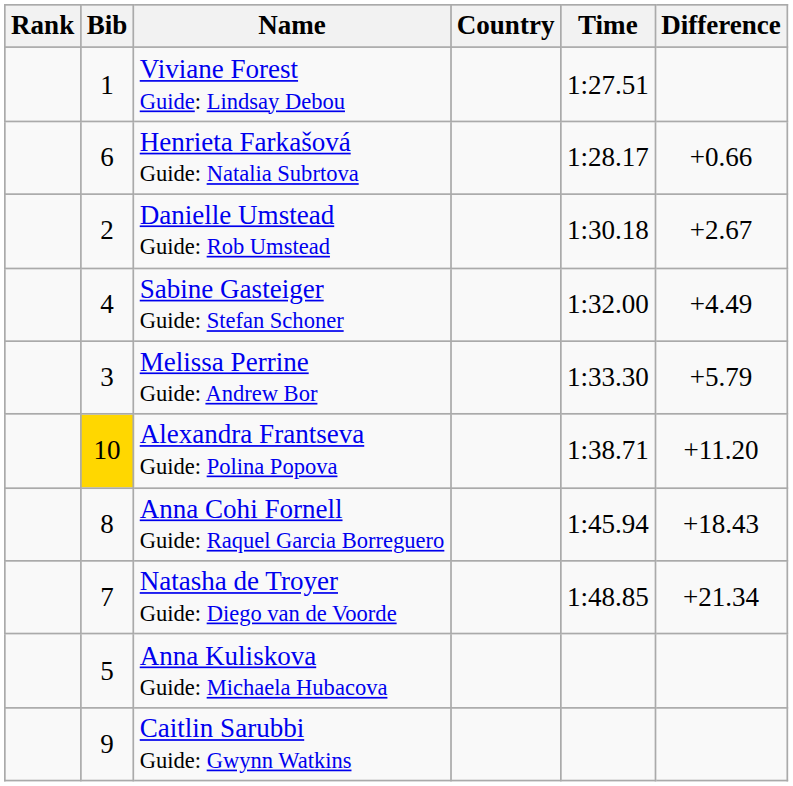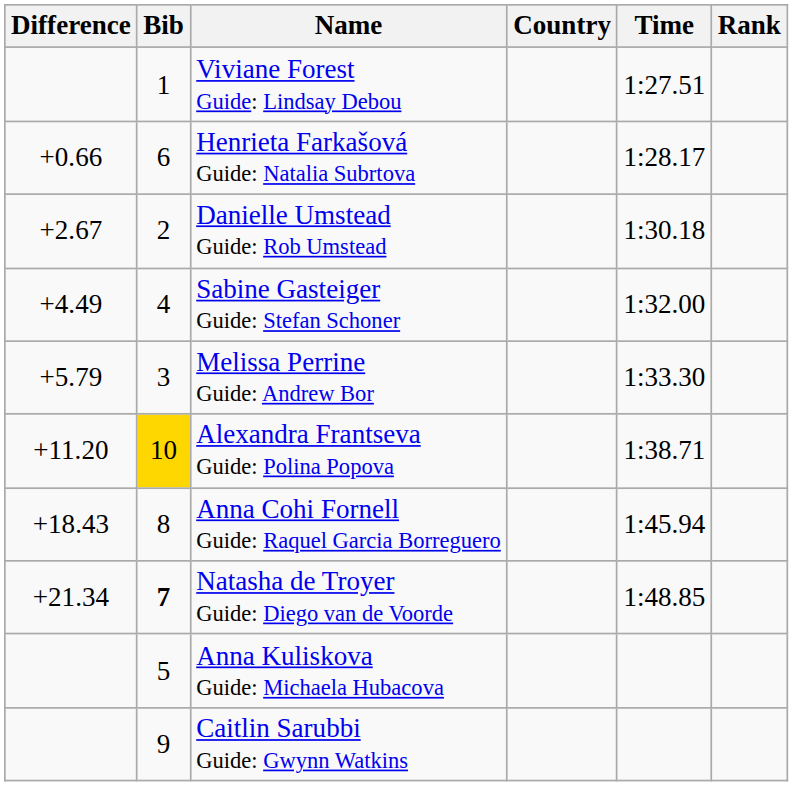columns swapped: (43, 25) <-> (721, 25)
(107, 597) normal -> (163, 597) bold
